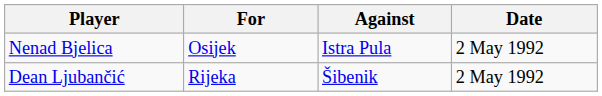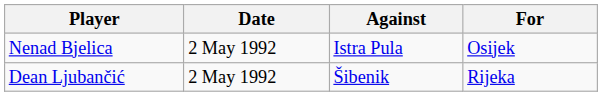columns swapped: (251, 18) <-> (524, 18)
